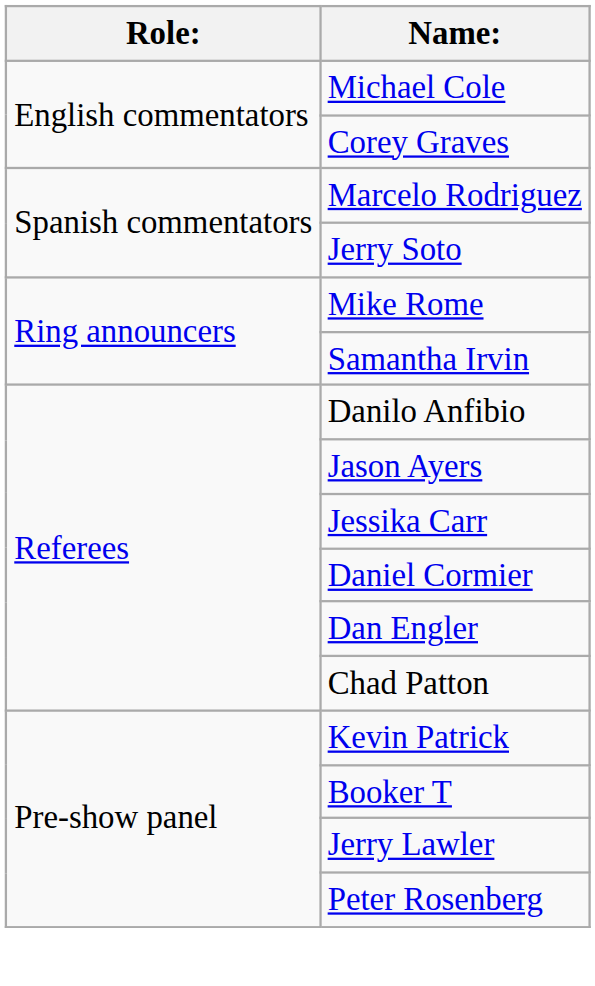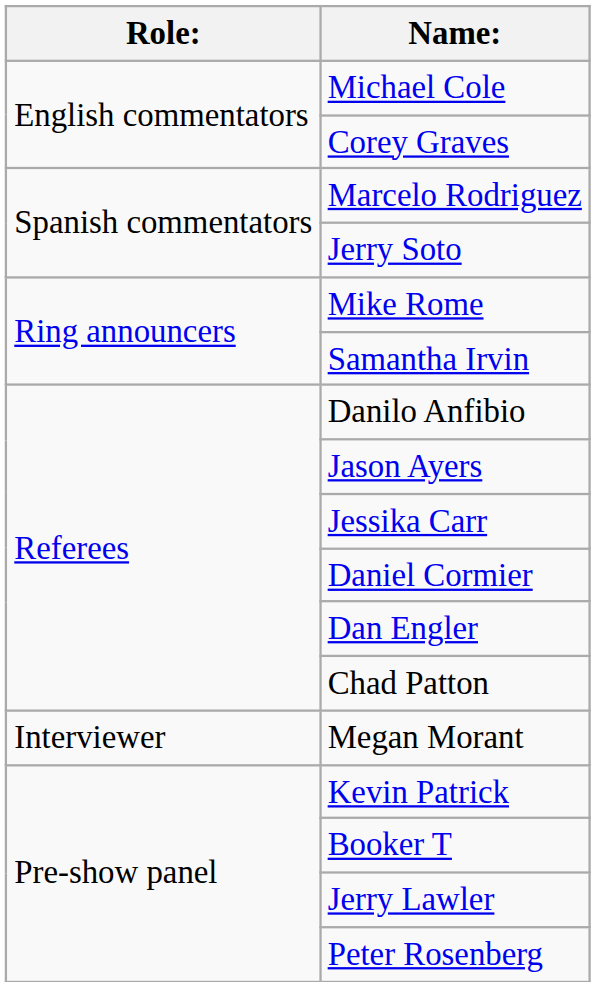+ row: (426, 736)
